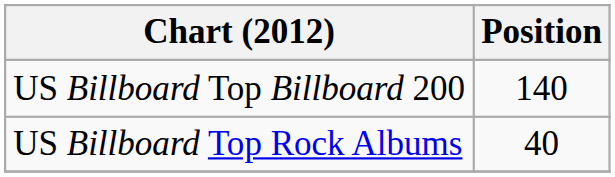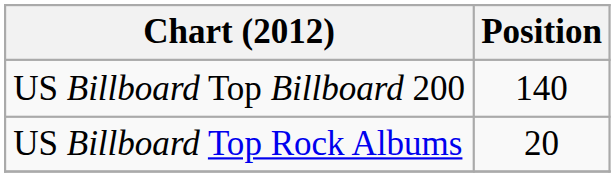(542, 143) 40 -> (542, 143) 20
